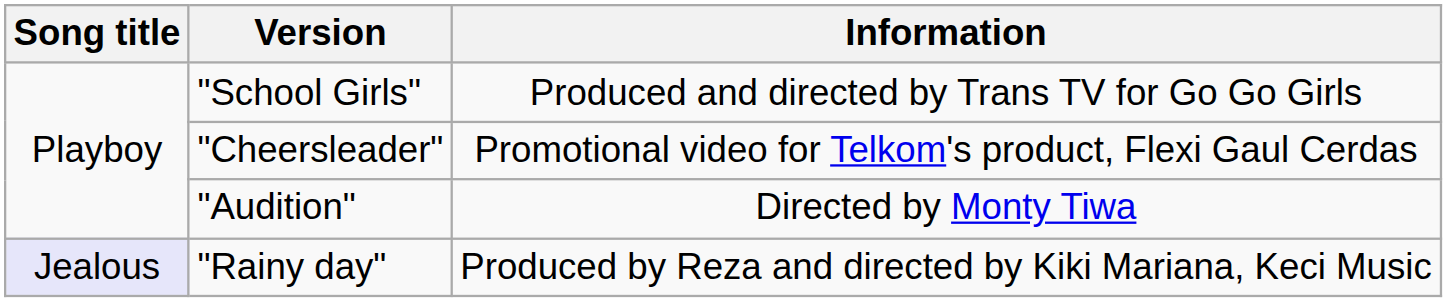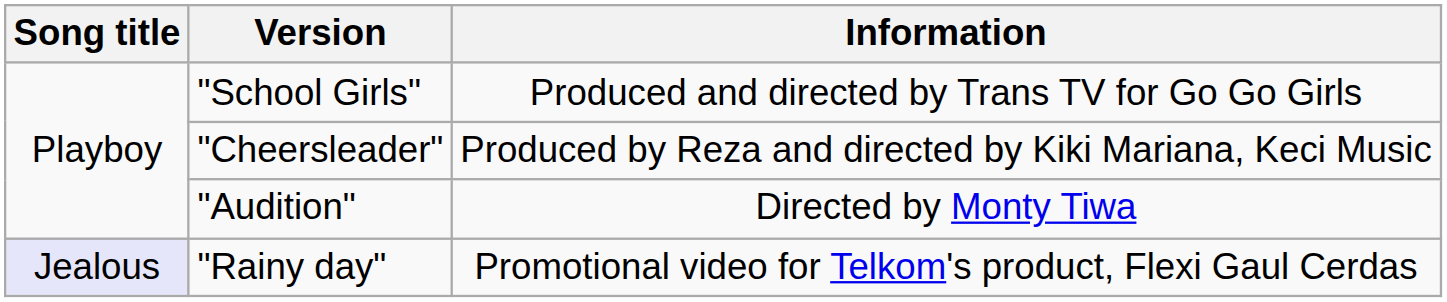(946, 149) Promotional video for Telkom's product, Flexi Gaul Cerdas -> (946, 149) Produced by Reza and directed by Kiki Mariana, Keci Music
(946, 265) Produced by Reza and directed by Kiki Mariana, Keci Music -> (946, 265) Promotional video for Telkom's product, Flexi Gaul Cerdas
